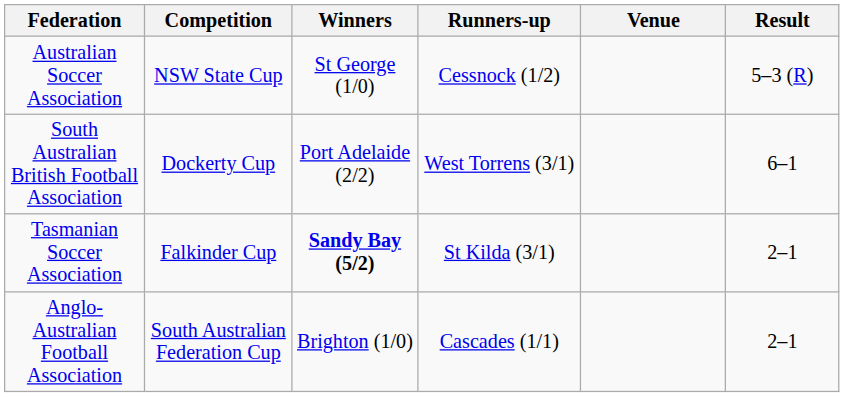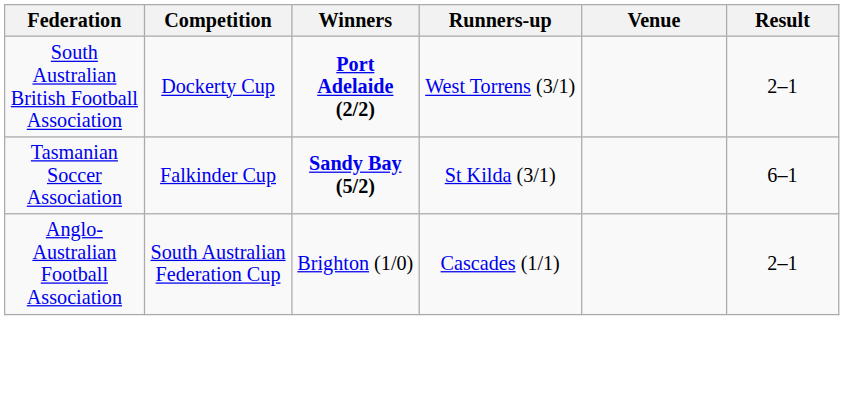- row: (74, 75)
(355, 163) normal -> (355, 86) bold
(782, 163) 6–1 -> (782, 86) 2–1
(782, 252) 2–1 -> (782, 175) 6–1
